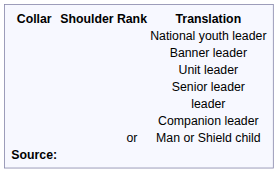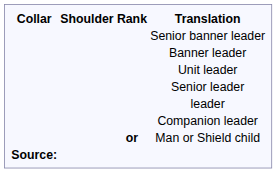- row: (208, 35)
+ row: (208, 35)
(132, 137) normal -> (132, 137) bold
